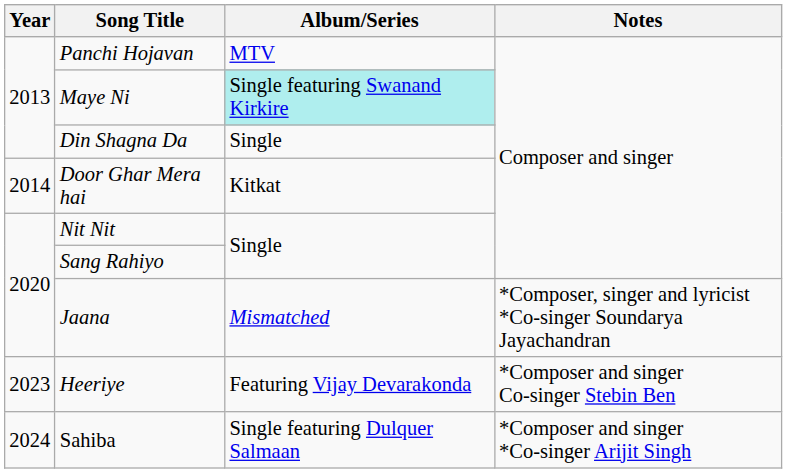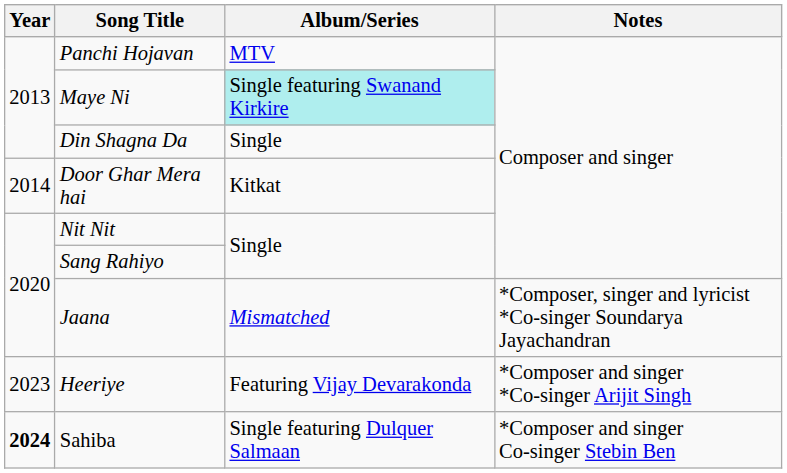(591, 384) *Composer and singer Co-singer Stebin Ben -> (595, 384) *Composer and singer *Co-singer Arijit Singh
(30, 439) normal -> (30, 439) bold
(595, 439) *Composer and singer *Co-singer Arijit Singh -> (591, 439) *Composer and singer Co-singer Stebin Ben
